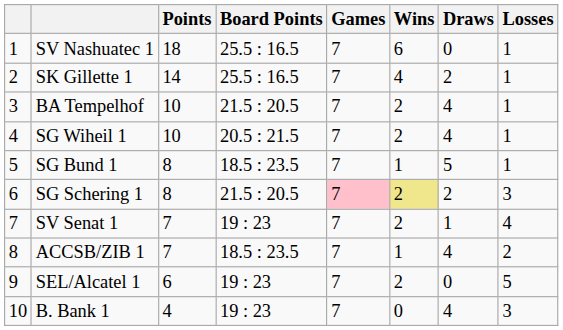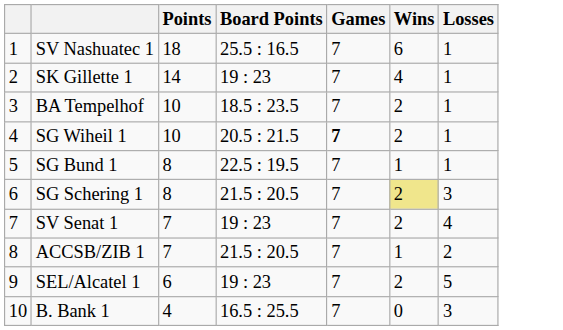- column: (468, 19)
(259, 77) 25.5 : 16.5 -> (246, 77) 19 : 23
(259, 106) 21.5 : 20.5 -> (259, 106) 18.5 : 23.5
(336, 135) normal -> (336, 135) bold
(259, 164) 18.5 : 23.5 -> (259, 164) 22.5 : 19.5
(336, 194) pink background -> (336, 194) no background
(259, 252) 18.5 : 23.5 -> (259, 252) 21.5 : 20.5
(246, 310) 19 : 23 -> (259, 310) 16.5 : 25.5
